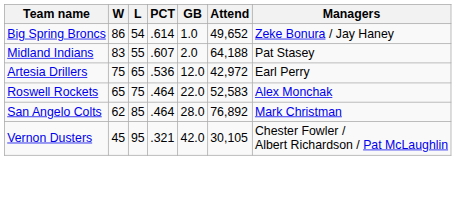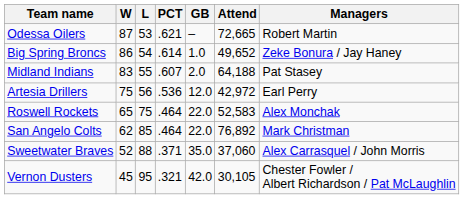+ row: (46, 33)
(138, 72) 65 -> (145, 92) 56
(193, 111) 28.0 -> (200, 131) 22.0
+ row: (60, 151)
